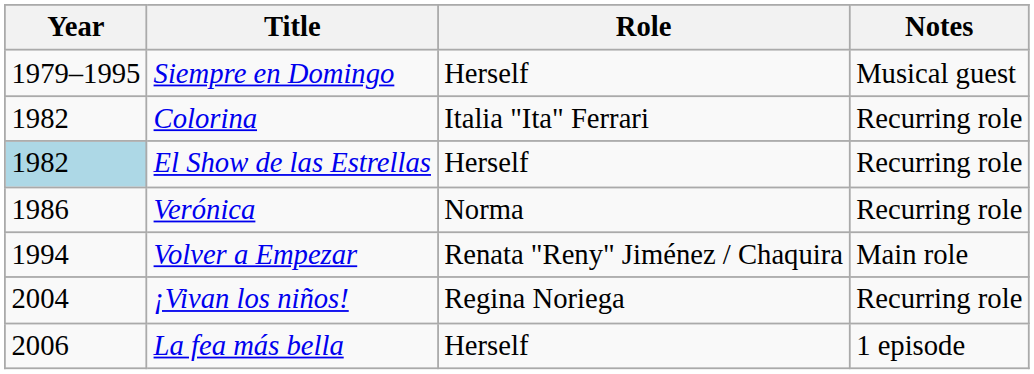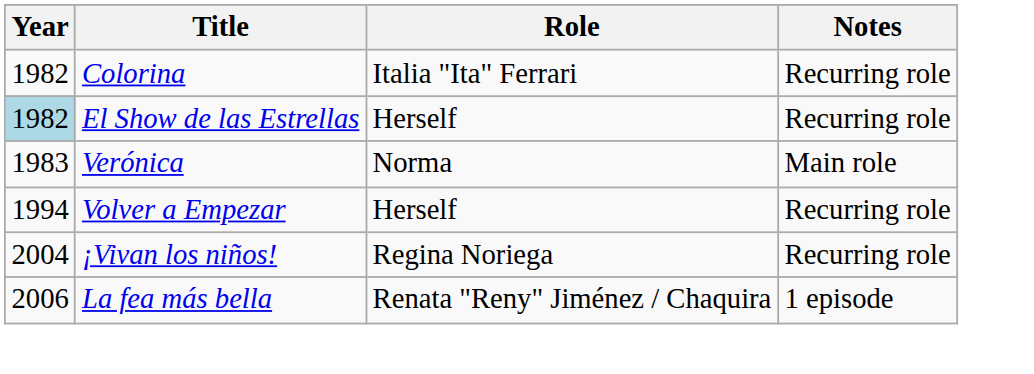- row: (274, 72)
(40, 208) 1986 -> (40, 163) 1983
(939, 208) Recurring role -> (841, 163) Main role
(644, 254) Renata "Reny" Jiménez / Chaquira -> (415, 208) Herself
(912, 254) Main role -> (868, 208) Recurring role
(486, 345) Herself -> (572, 299) Renata "Reny" Jiménez / Chaquira
